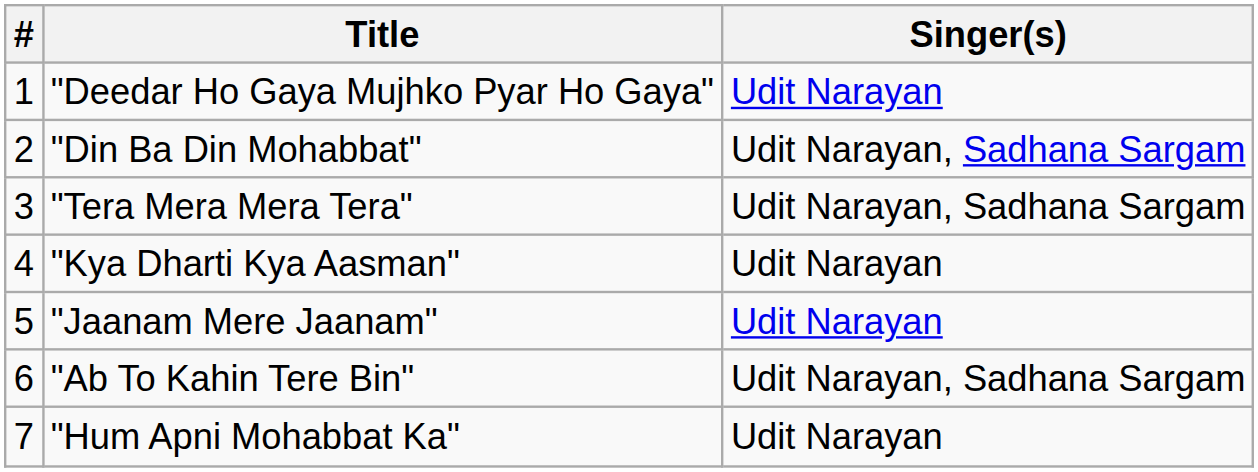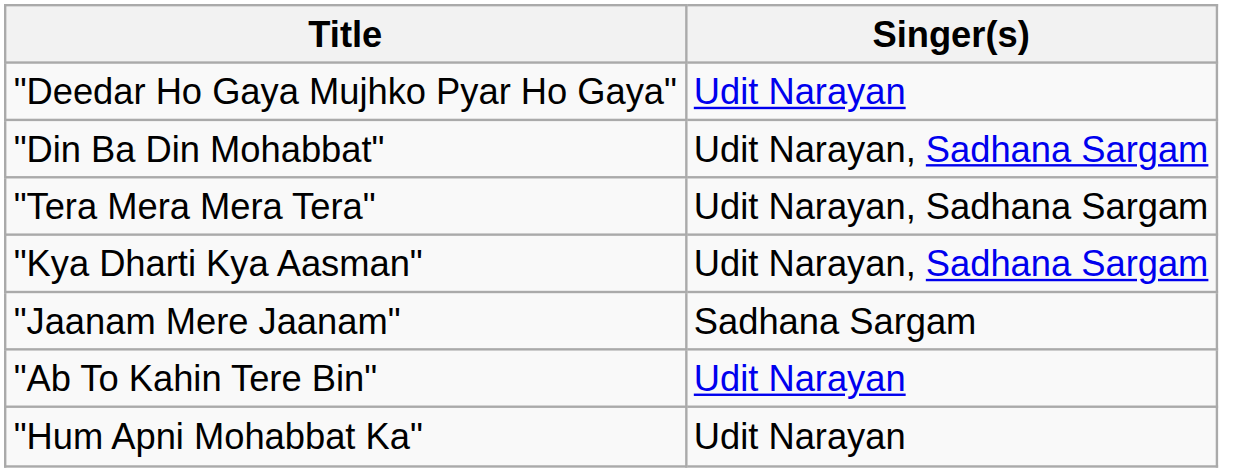- column: (24, 34)
(837, 264) Udit Narayan -> (951, 264) Udit Narayan, Sadhana Sargam
(837, 322) Udit Narayan -> (835, 322) Sadhana Sargam
(988, 379) Udit Narayan, Sadhana Sargam -> (800, 379) Udit Narayan
